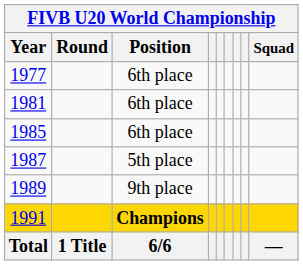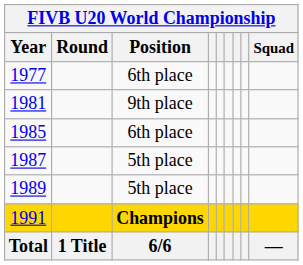(160, 103) 6th place -> (160, 103) 9th place
(160, 189) 9th place -> (160, 189) 5th place
